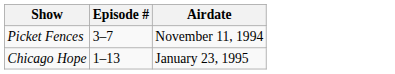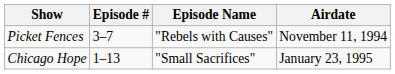+ column: (214, 15)
